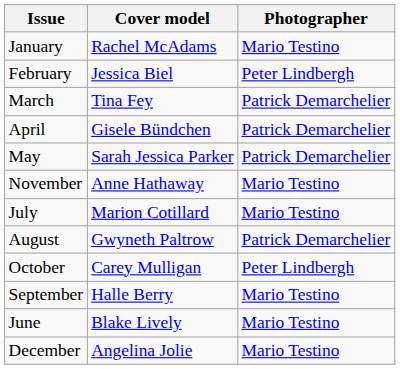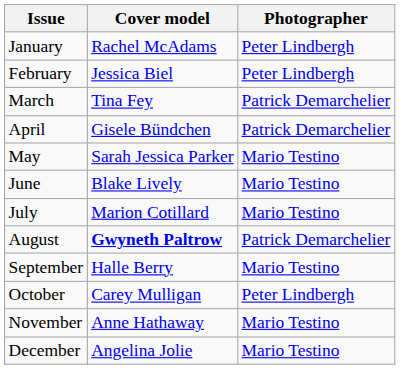(290, 45) Mario Testino -> (298, 45) Peter Lindbergh
(316, 156) Patrick Demarchelier -> (290, 156) Mario Testino
rows swapped: (25, 322) <-> (45, 184)
(152, 239) normal -> (157, 239) bold
rows swapped: (46, 294) <-> (37, 267)
